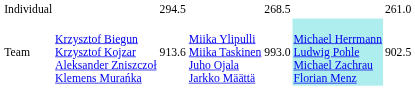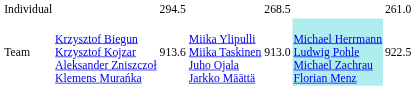(277, 52) 993.0 -> (277, 52) 913.0
(398, 52) 902.5 -> (398, 52) 922.5
